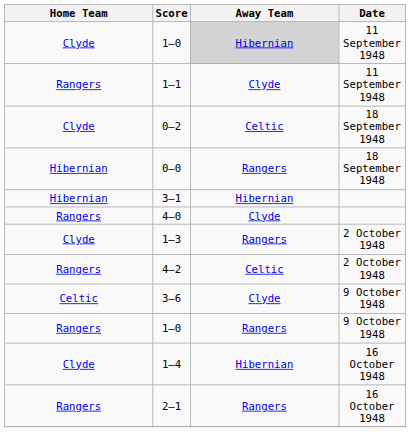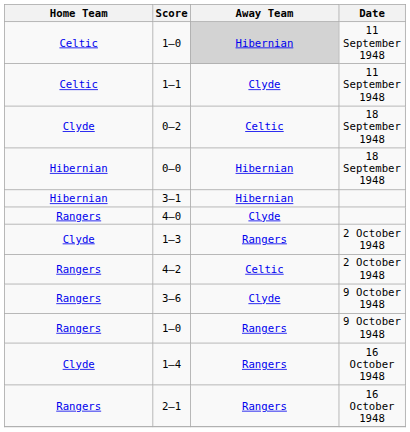(79, 43) Clyde -> (79, 43) Celtic
(79, 85) Rangers -> (79, 85) Celtic
(264, 169) Rangers -> (264, 169) Hibernian
(79, 299) Celtic -> (79, 299) Rangers
(264, 364) Hibernian -> (264, 364) Rangers
